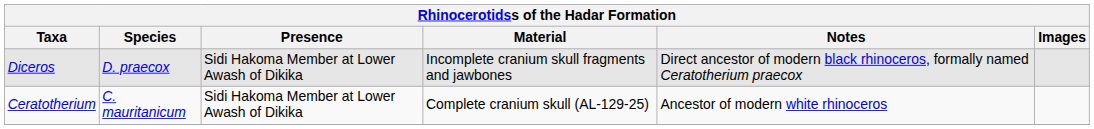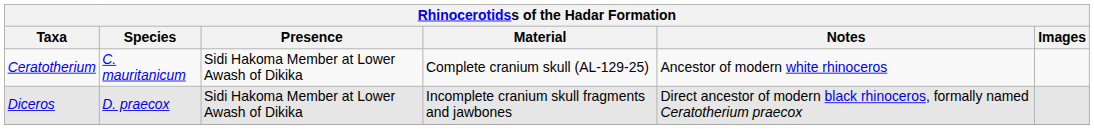rows swapped: (52, 105) <-> (31, 67)
